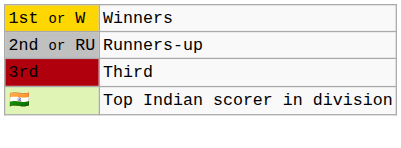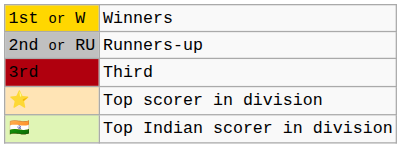+ row: (19, 101)
